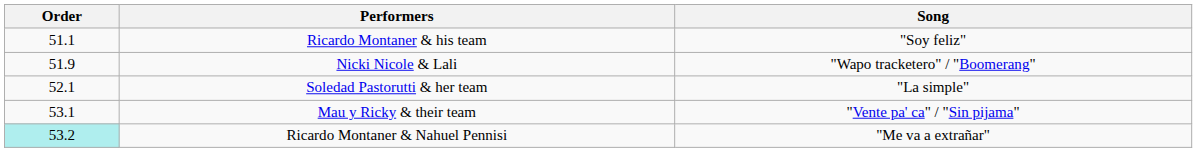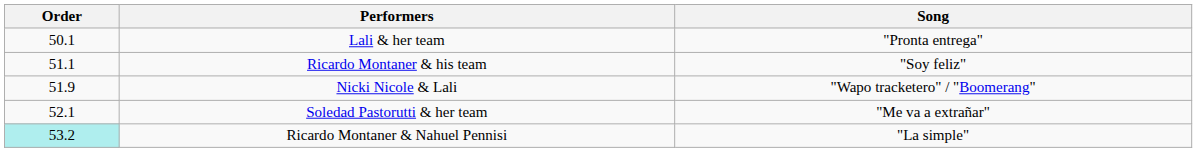+ row: (397, 40)
(933, 87) "La simple" -> (933, 111) "Me va a extrañar"
- row: (397, 111)
(933, 135) "Me va a extrañar" -> (933, 135) "La simple"
